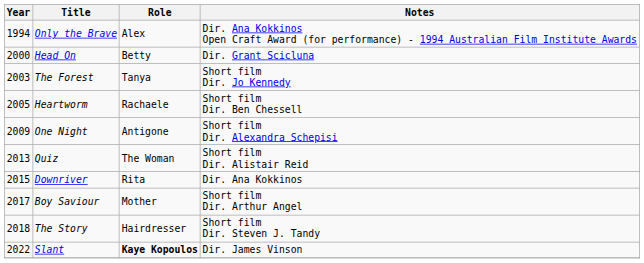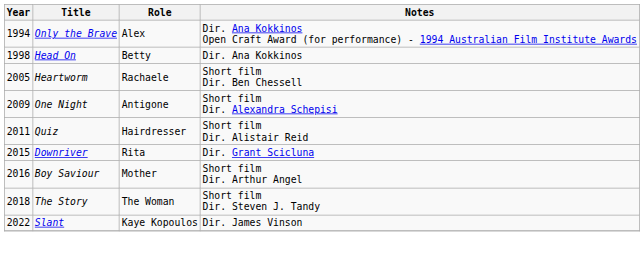(18, 55) 2000 -> (18, 55) 1998
(258, 55) Dir. Grant Scicluna -> (252, 55) Dir. Ana Kokkinos
- row: (64, 77)
(18, 158) 2013 -> (18, 131) 2011
(148, 158) The Woman -> (154, 131) Hairdresser
(252, 180) Dir. Ana Kokkinos -> (258, 153) Dir. Grant Scicluna
(18, 201) 2017 -> (18, 174) 2016
(154, 228) Hairdresser -> (148, 201) The Woman
(160, 250) bold -> (160, 223) normal
